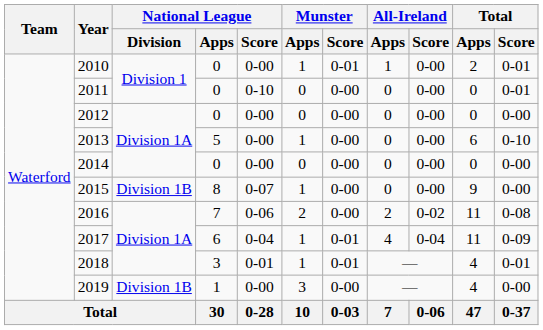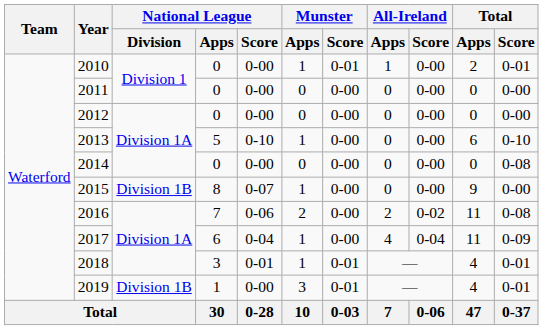(259, 90) 0-10 -> (259, 90) 0-00
(516, 90) 0-01 -> (516, 90) 0-00
(259, 139) 0-00 -> (259, 139) 0-10
(516, 164) 0-00 -> (516, 164) 0-08
(345, 238) 0-01 -> (345, 238) 0-00
(345, 287) 0-00 -> (345, 287) 0-01
(516, 287) 0-00 -> (516, 287) 0-01
